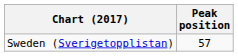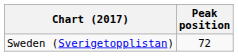(205, 43) 57 -> (205, 43) 72
